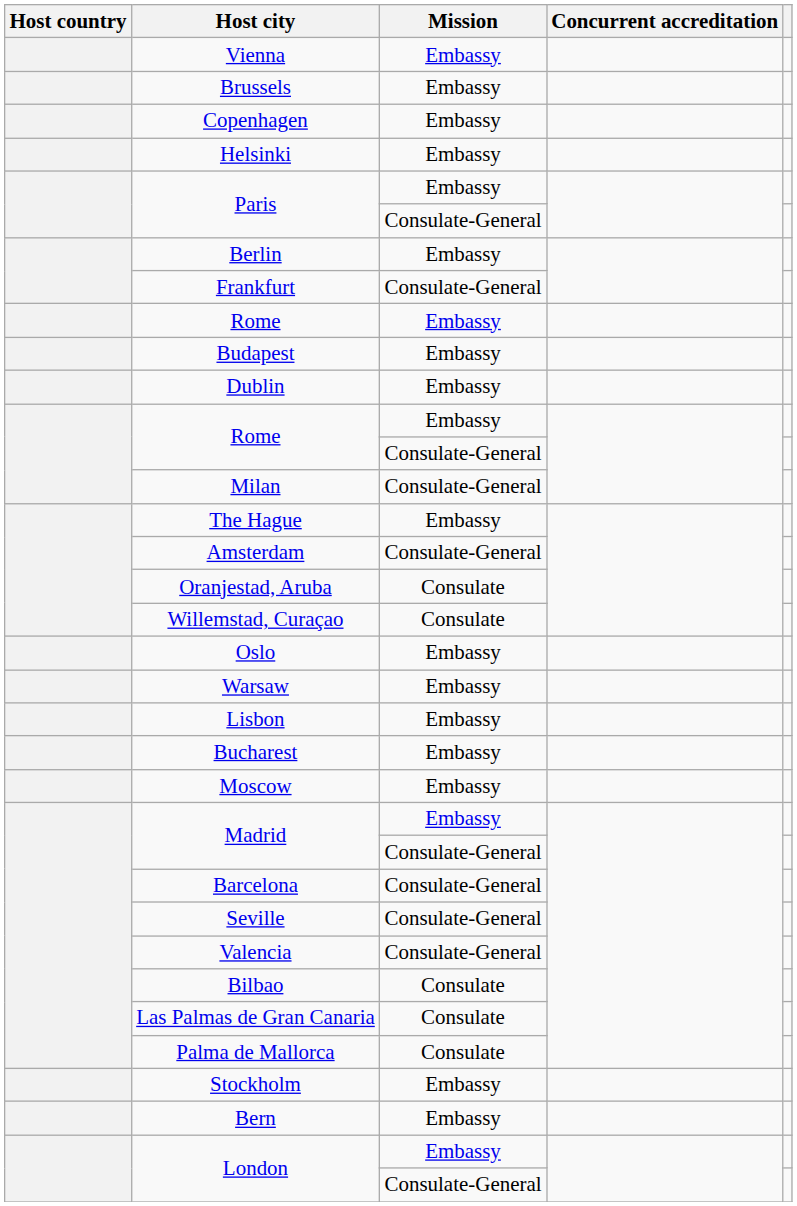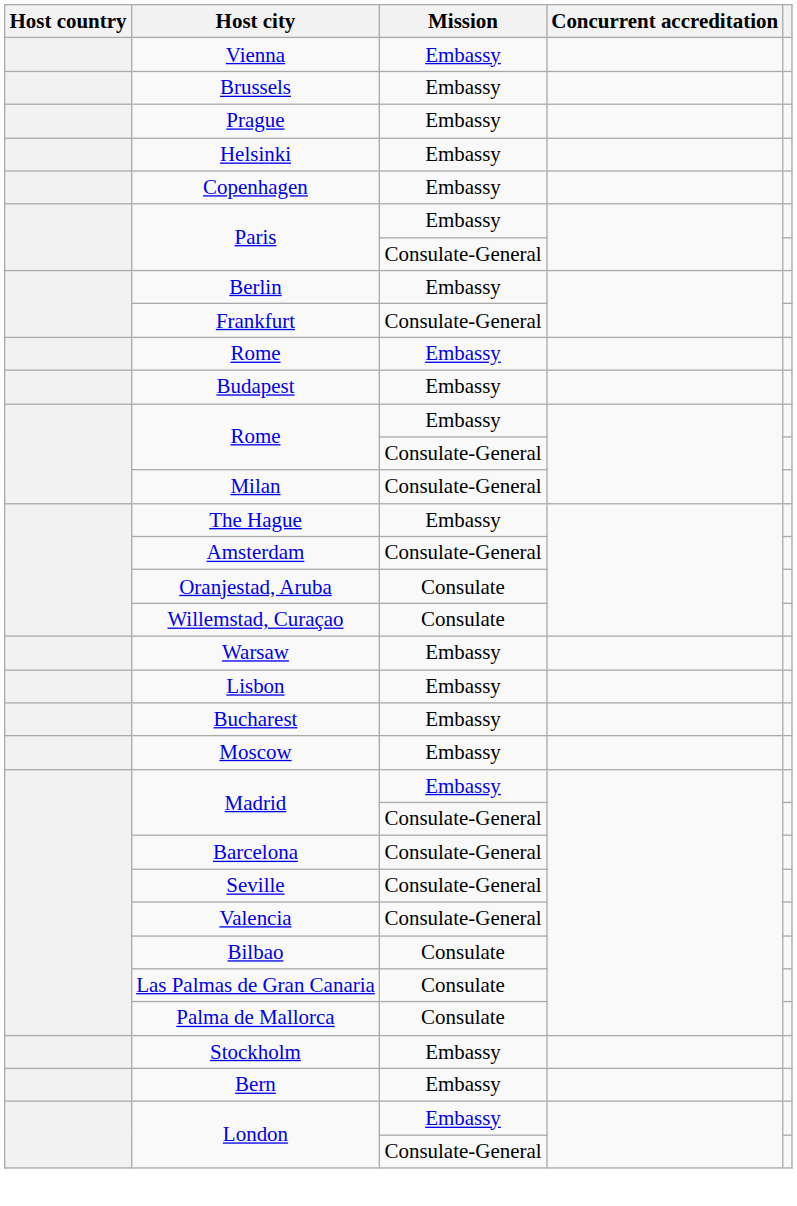+ row: (255, 120)
rows swapped: (255, 120) <-> (255, 154)
- row: (255, 386)
- row: (255, 652)
